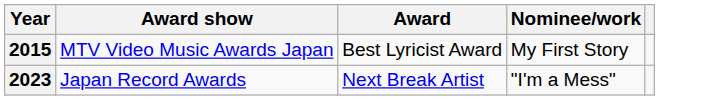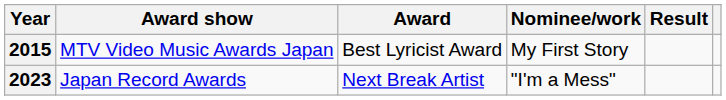+ column: (679, 19)
